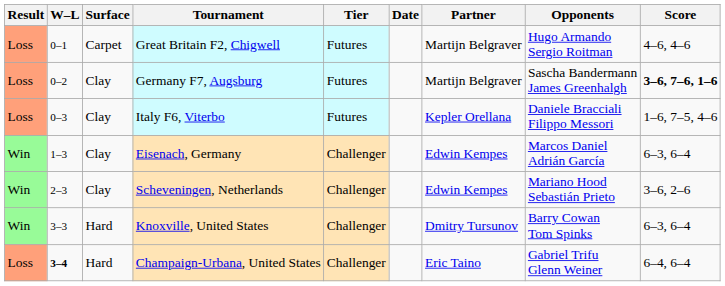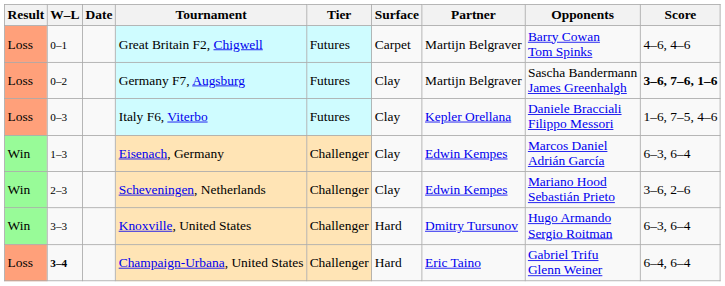columns swapped: (405, 15) <-> (108, 15)
(570, 44) Hugo Armando Sergio Roitman -> (564, 44) Barry Cowan Tom Spinks
(564, 226) Barry Cowan Tom Spinks -> (570, 226) Hugo Armando Sergio Roitman
